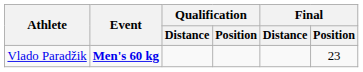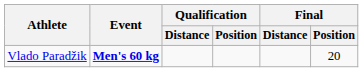(334, 56) 23 -> (334, 56) 20
